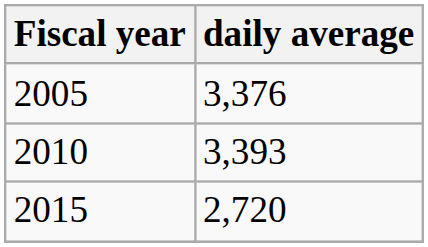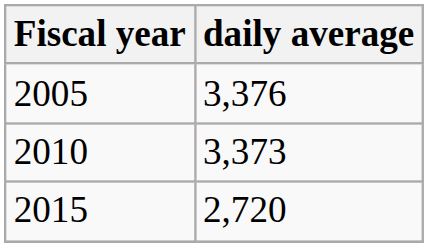(245, 151) 3,393 -> (245, 151) 3,373
